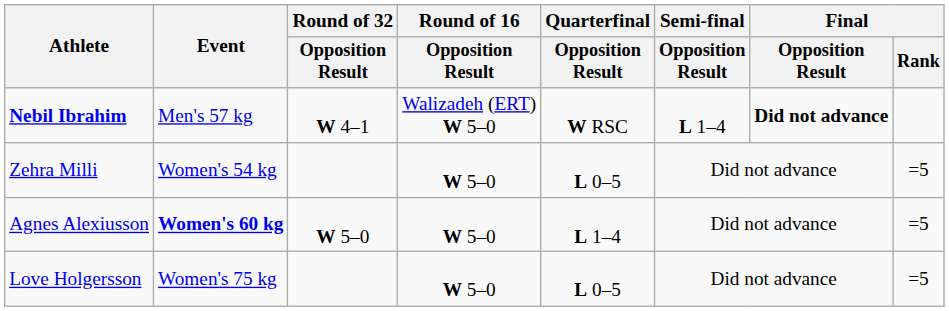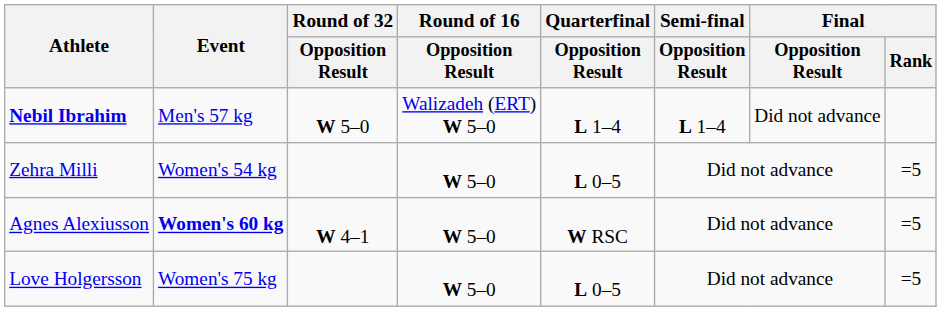(343, 126) W 4–1 -> (343, 126) W 5–0
(598, 126) W RSC -> (598, 126) L 1–4
(821, 115) bold -> (817, 115) normal
(343, 236) W 5–0 -> (343, 236) W 4–1
(598, 236) L 1–4 -> (598, 236) W RSC
